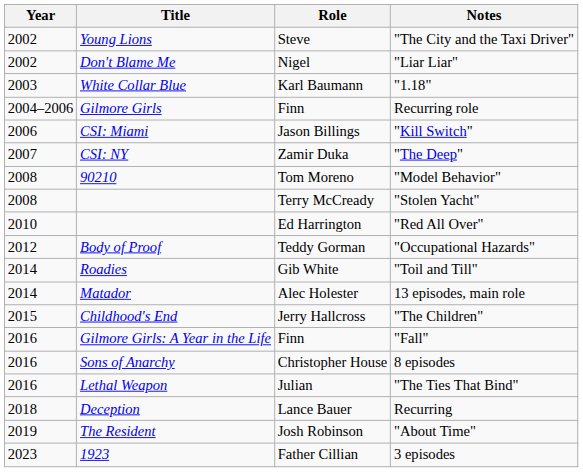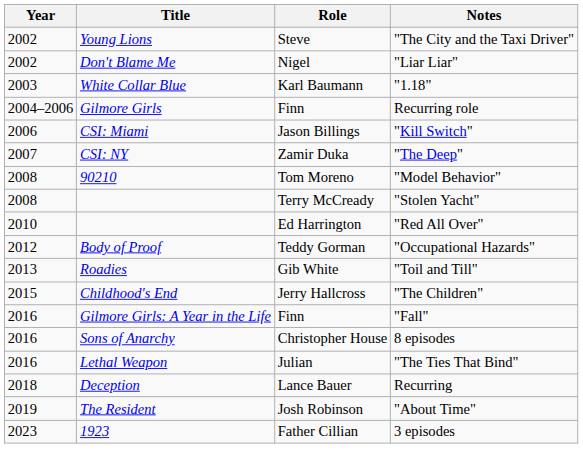(22, 270) 2014 -> (22, 270) 2013
- row: (459, 293)
